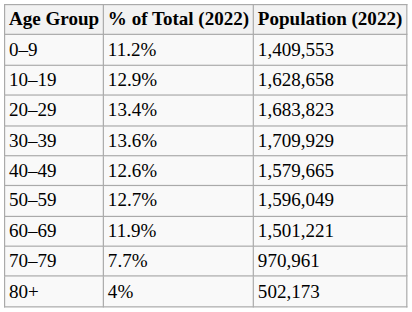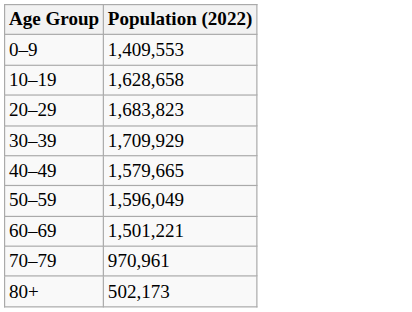- column: (178, 19)
